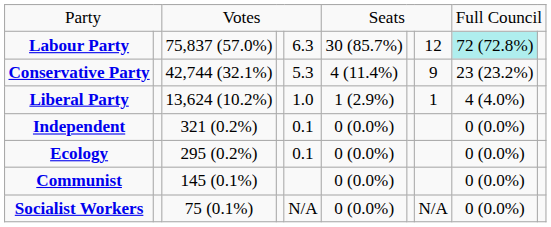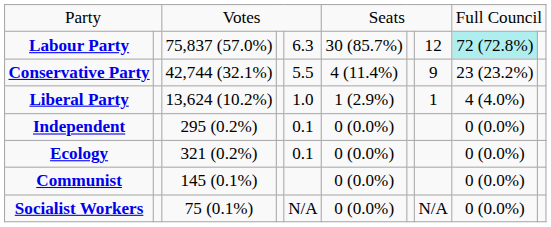(303, 72) 5.3 -> (303, 72) 5.5
(219, 126) 321 (0.2%) -> (219, 126) 295 (0.2%)
(219, 153) 295 (0.2%) -> (219, 153) 321 (0.2%)
